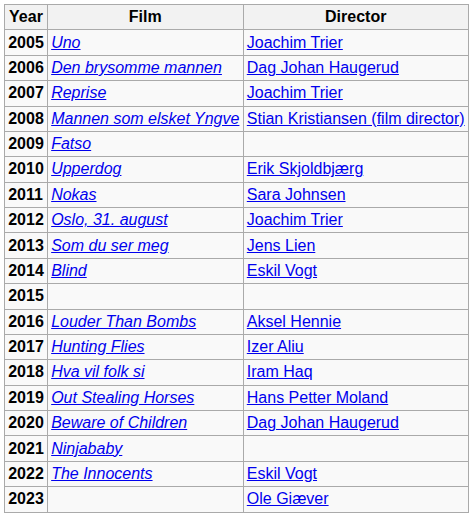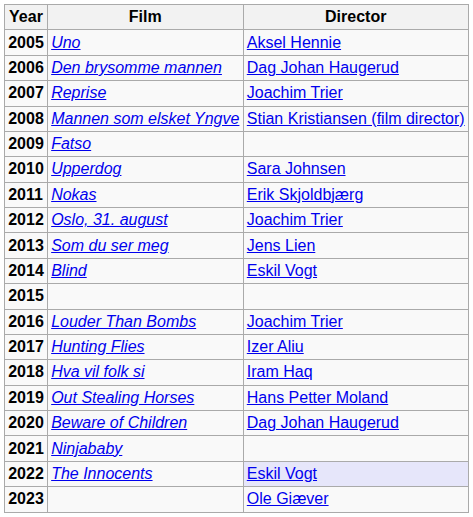(295, 42) Joachim Trier -> (294, 42) Aksel Hennie
(305, 169) Erik Skjoldbjærg -> (296, 169) Sara Johnsen
(296, 194) Sara Johnsen -> (305, 194) Erik Skjoldbjærg
(294, 321) Aksel Hennie -> (295, 321) Joachim Trier
(282, 473) no background -> (282, 473) lavender background
